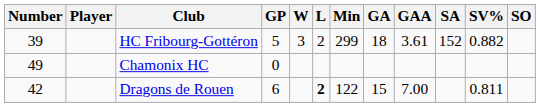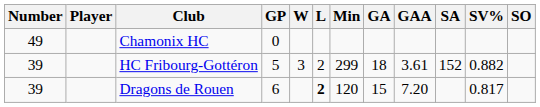rows swapped: (164, 65) <-> (189, 41)
(35, 89) 42 -> (35, 89) 39
(347, 89) 122 -> (347, 89) 120
(415, 89) 7.00 -> (415, 89) 7.20
(486, 89) 0.811 -> (486, 89) 0.817
